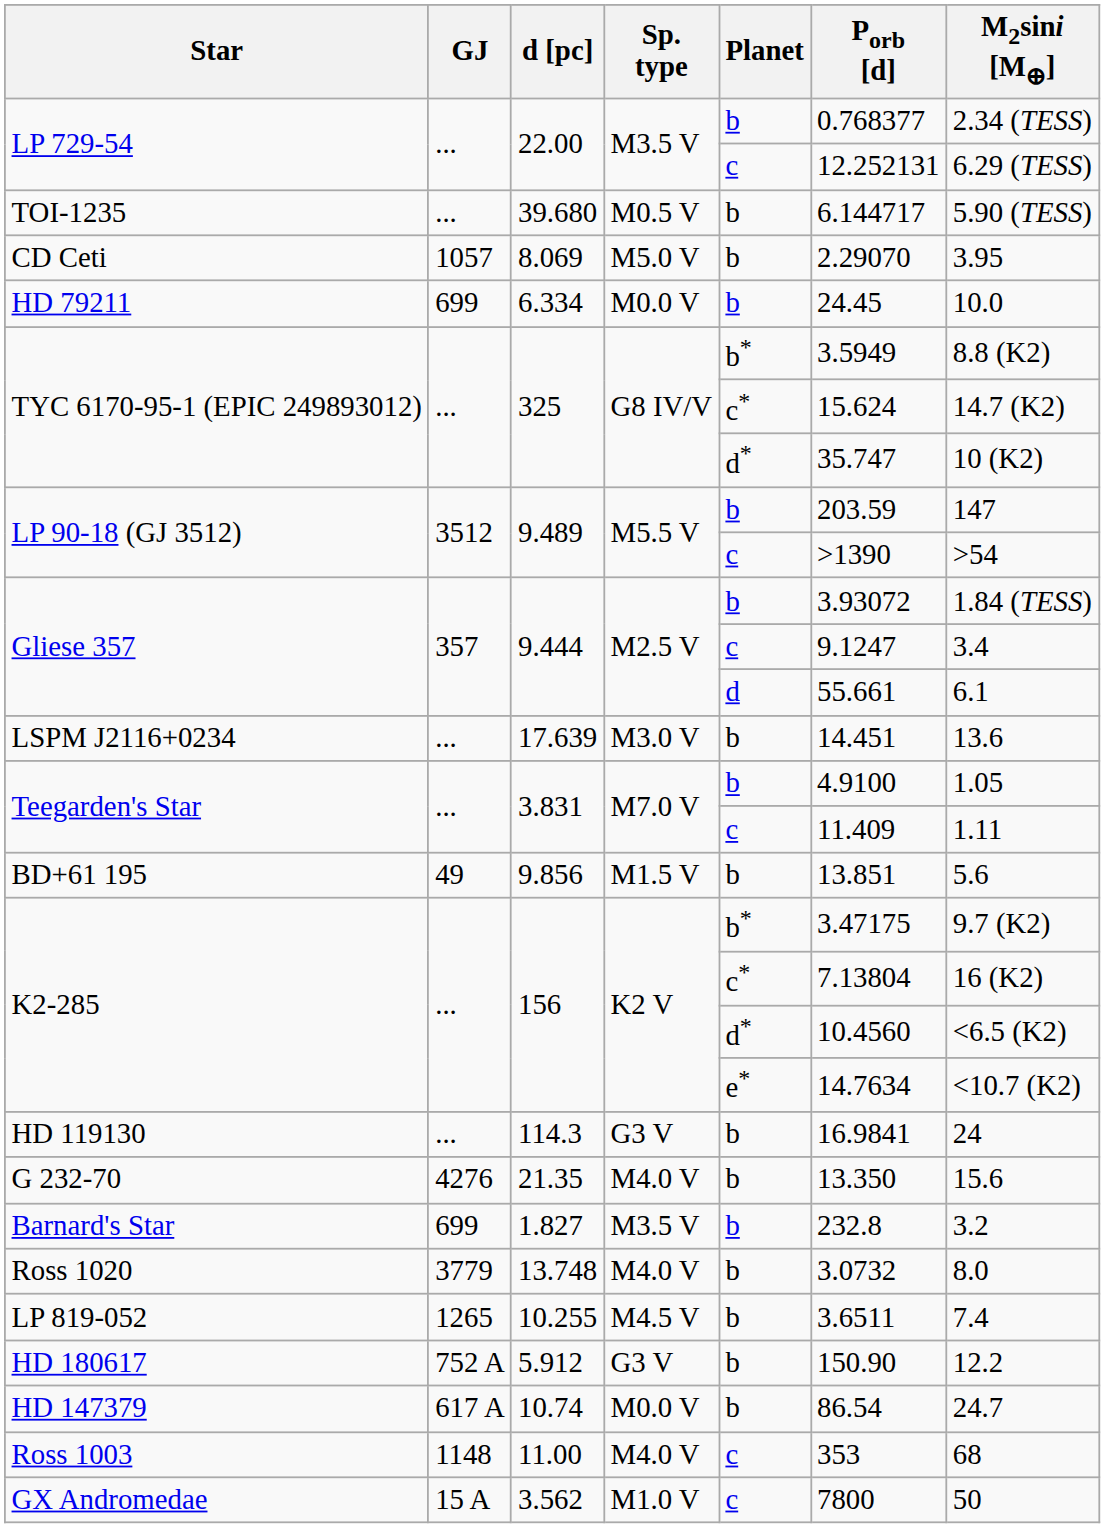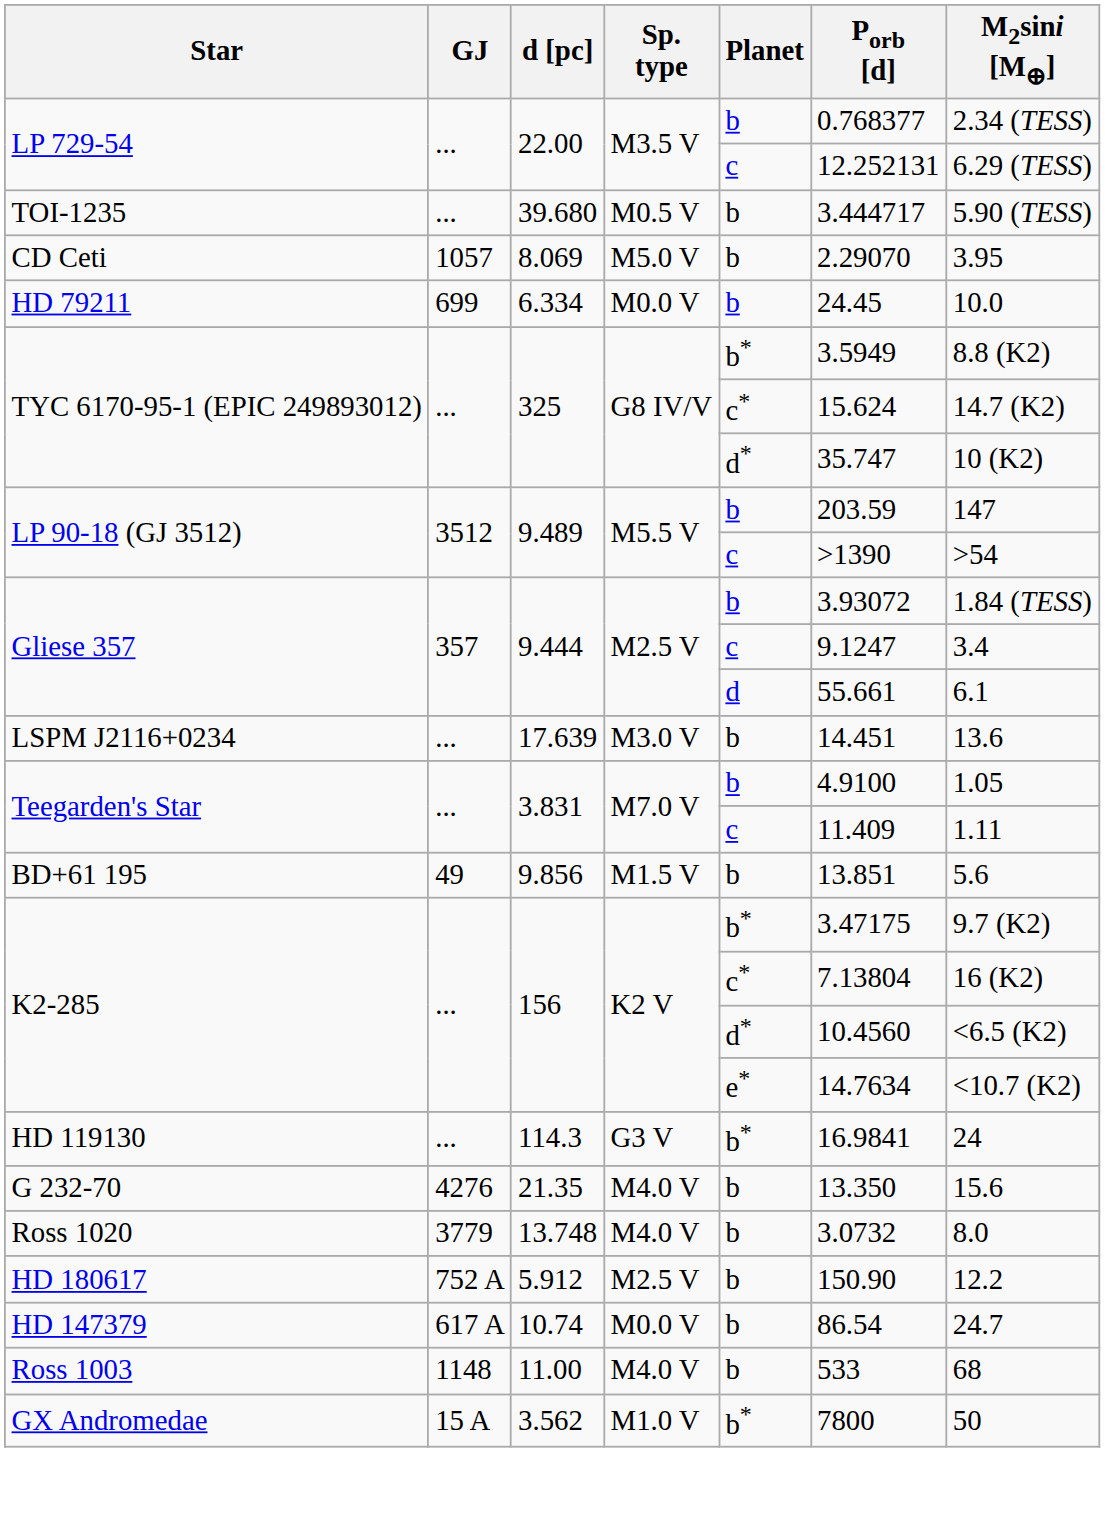(871, 211) 6.144717 -> (871, 211) 3.444717
(733, 1134) b -> (739, 1138) b*
- row: (93, 1225)
- row: (79, 1316)
(642, 1362) G3 V -> (655, 1279) M2.5 V
(732, 1453) c -> (733, 1370) b
(839, 1453) 353 -> (839, 1370) 533
(732, 1499) c -> (739, 1419) b*
